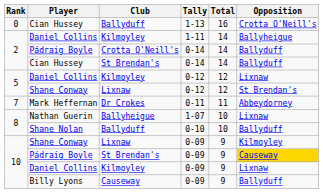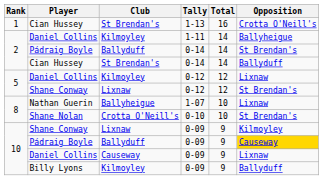(16, 24) 0 -> (16, 24) 1
(123, 24) Ballyduff -> (130, 24) St Brendan's
(140, 50) Crotta O'Neill's -> (123, 50) Ballyduff
(261, 50) Ballyduff -> (268, 50) St Brendan's
- row: (63, 103)
(123, 129) Ballyduff -> (140, 116) Crotta O'Neill's
(261, 129) Ballyduff -> (268, 116) St Brendan's
(130, 155) St Brendan's -> (123, 142) Ballyduff
(123, 169) Kilmoyley -> (121, 155) Causeway
(121, 182) Causeway -> (123, 169) Kilmoyley
